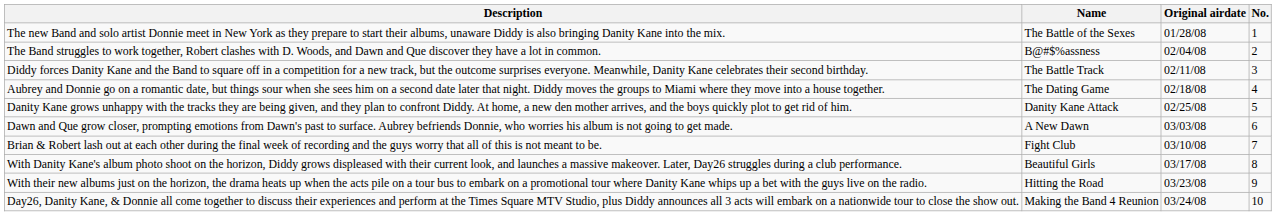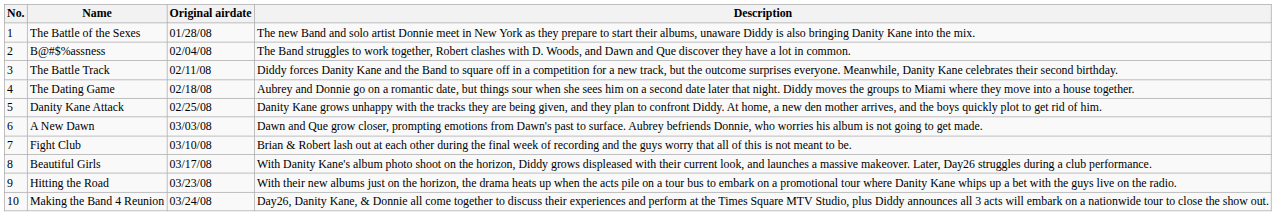columns swapped: (1260, 13) <-> (513, 13)
